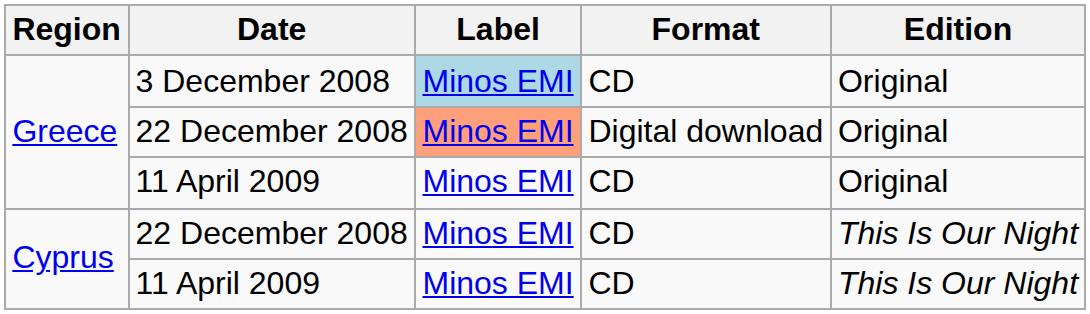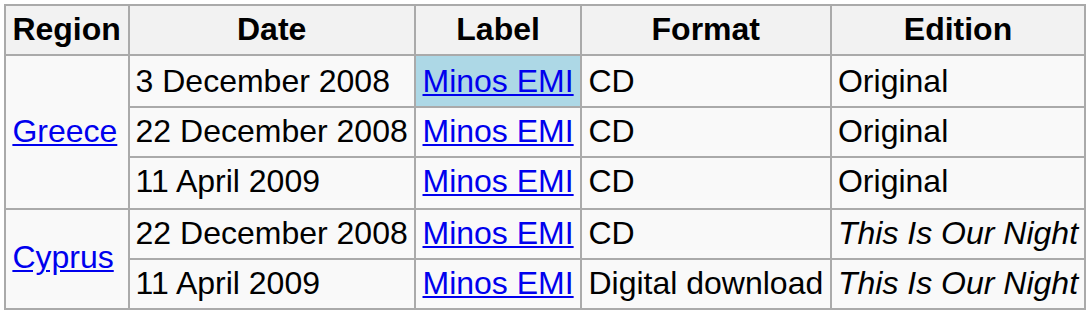(498, 131) lightsalmon background -> (498, 131) no background
(706, 131) Digital download -> (612, 131) CD
(612, 283) CD -> (706, 283) Digital download
